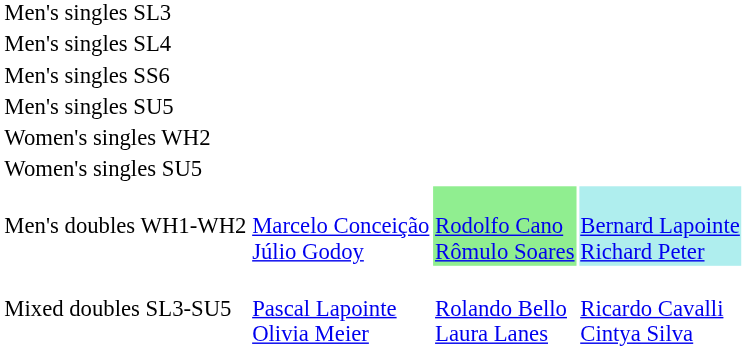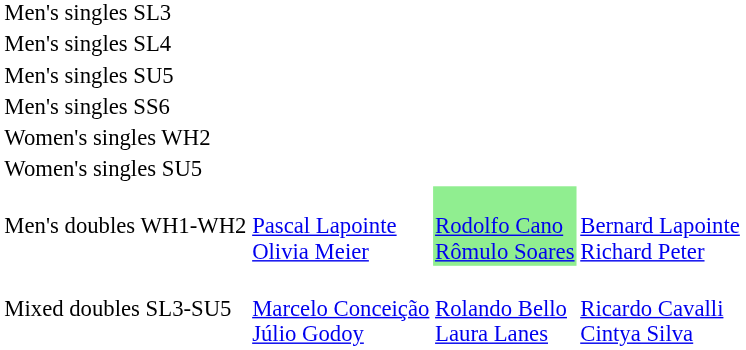rows swapped: (89, 106) <-> (87, 75)
(341, 238) Marcelo Conceição Júlio Godoy -> (324, 238) Pascal Lapointe Olivia Meier
(660, 238) paleturquoise background -> (660, 238) no background
(324, 320) Pascal Lapointe Olivia Meier -> (341, 320) Marcelo Conceição Júlio Godoy
